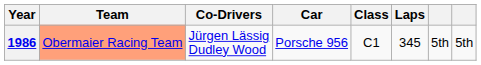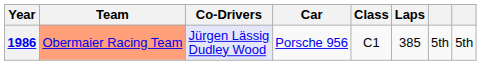(229, 43) no background -> (229, 43) lavender background
(410, 43) 345 -> (410, 43) 385
